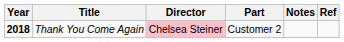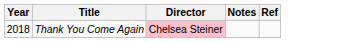- column: (254, 12)
(18, 29) bold -> (18, 29) normal
